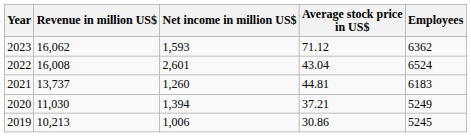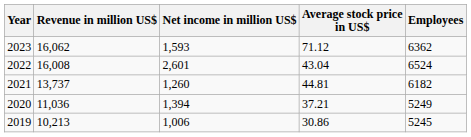(420, 84) 6183 -> (420, 84) 6182
(53, 103) 11,030 -> (53, 103) 11,036
